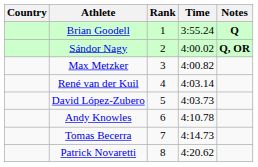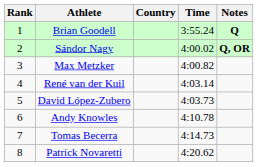columns swapped: (163, 13) <-> (27, 13)
